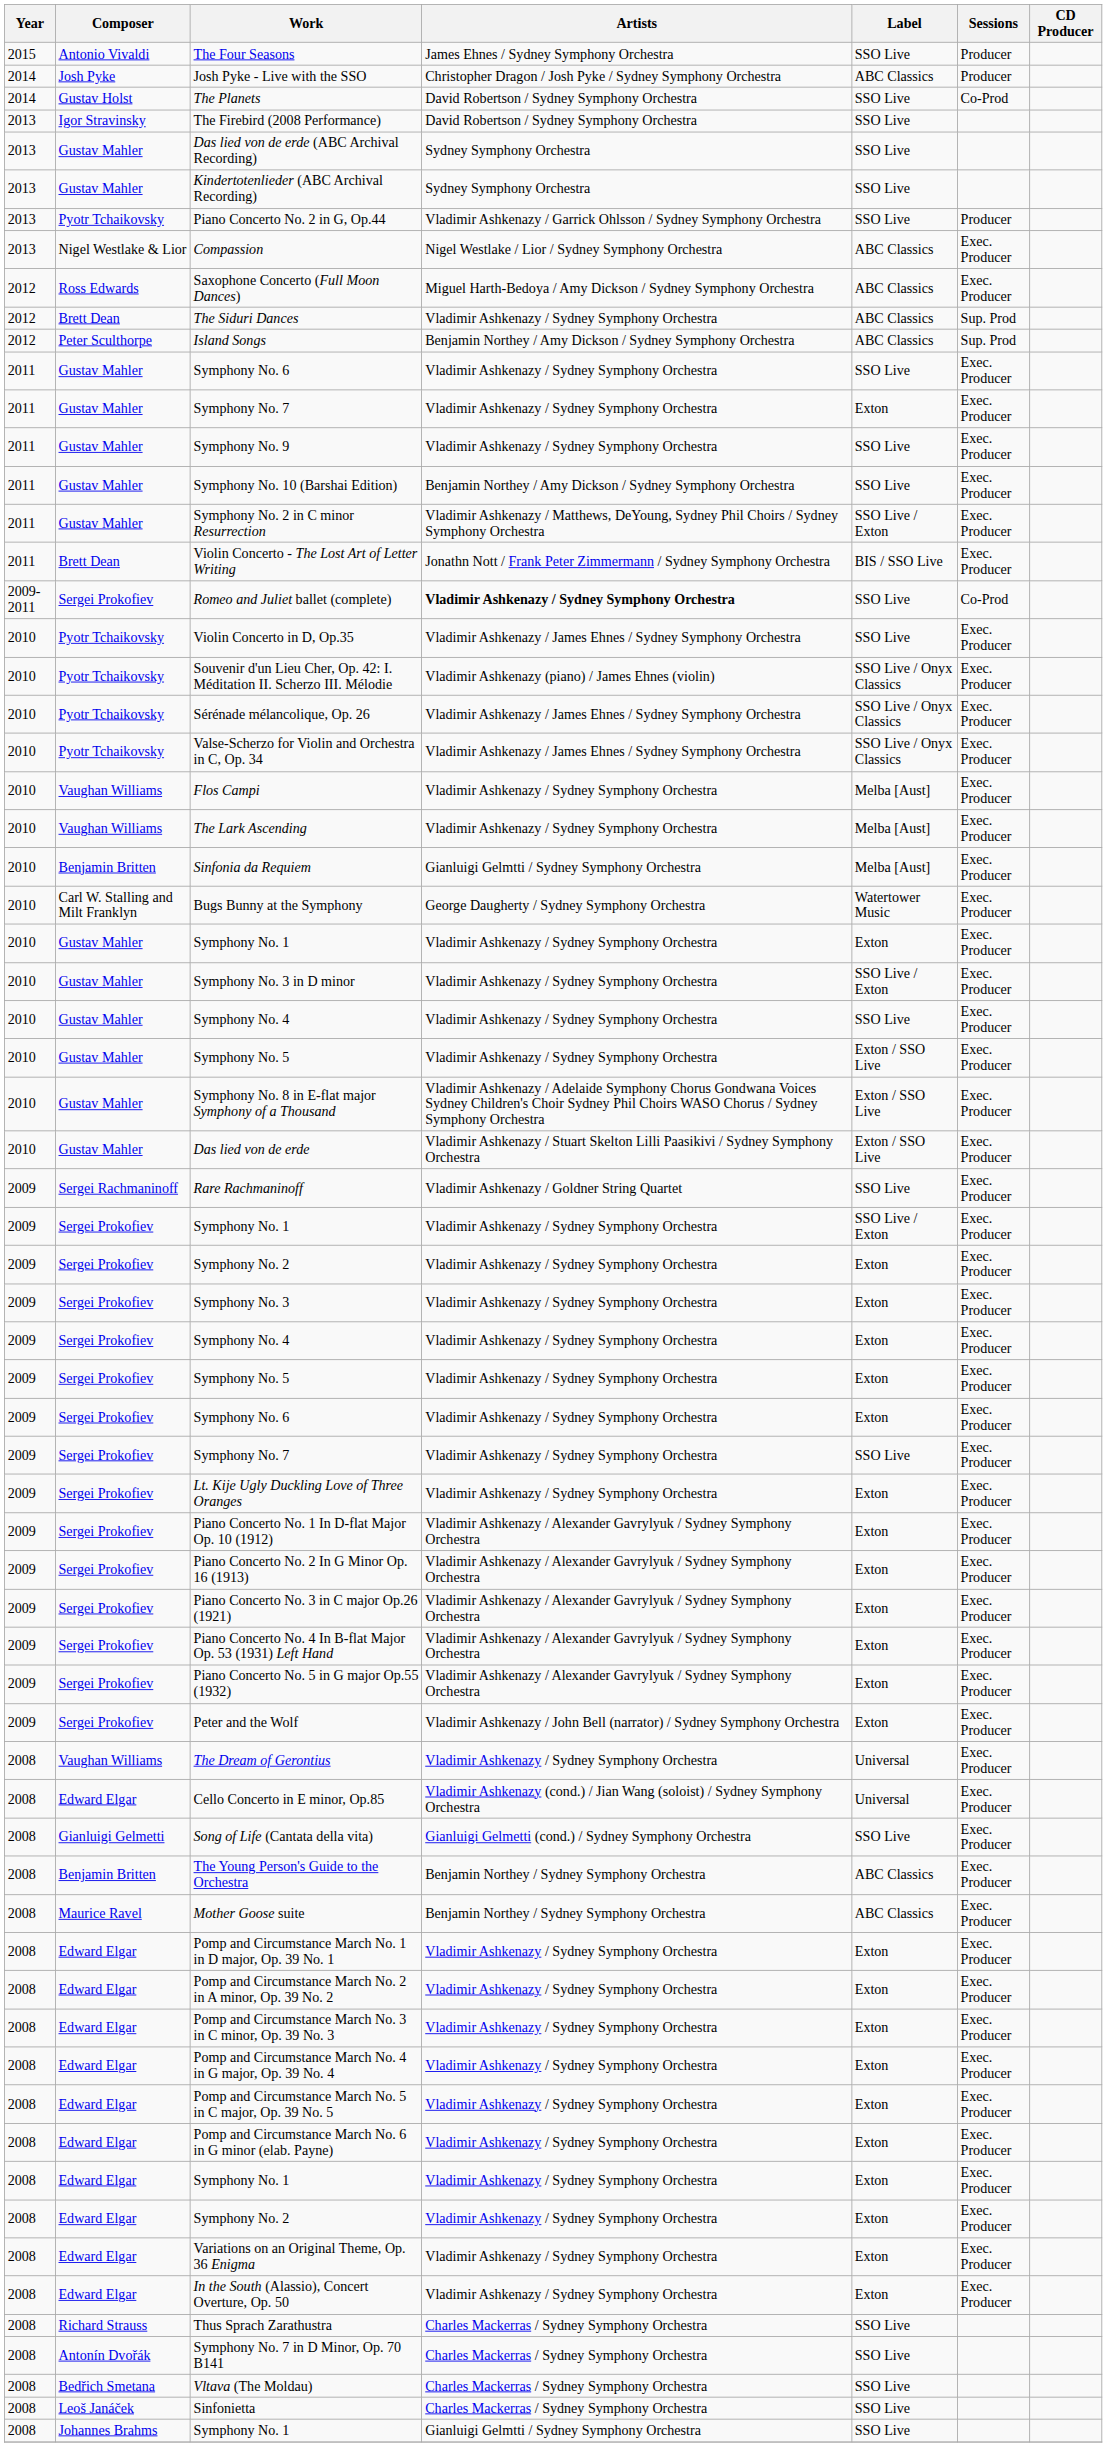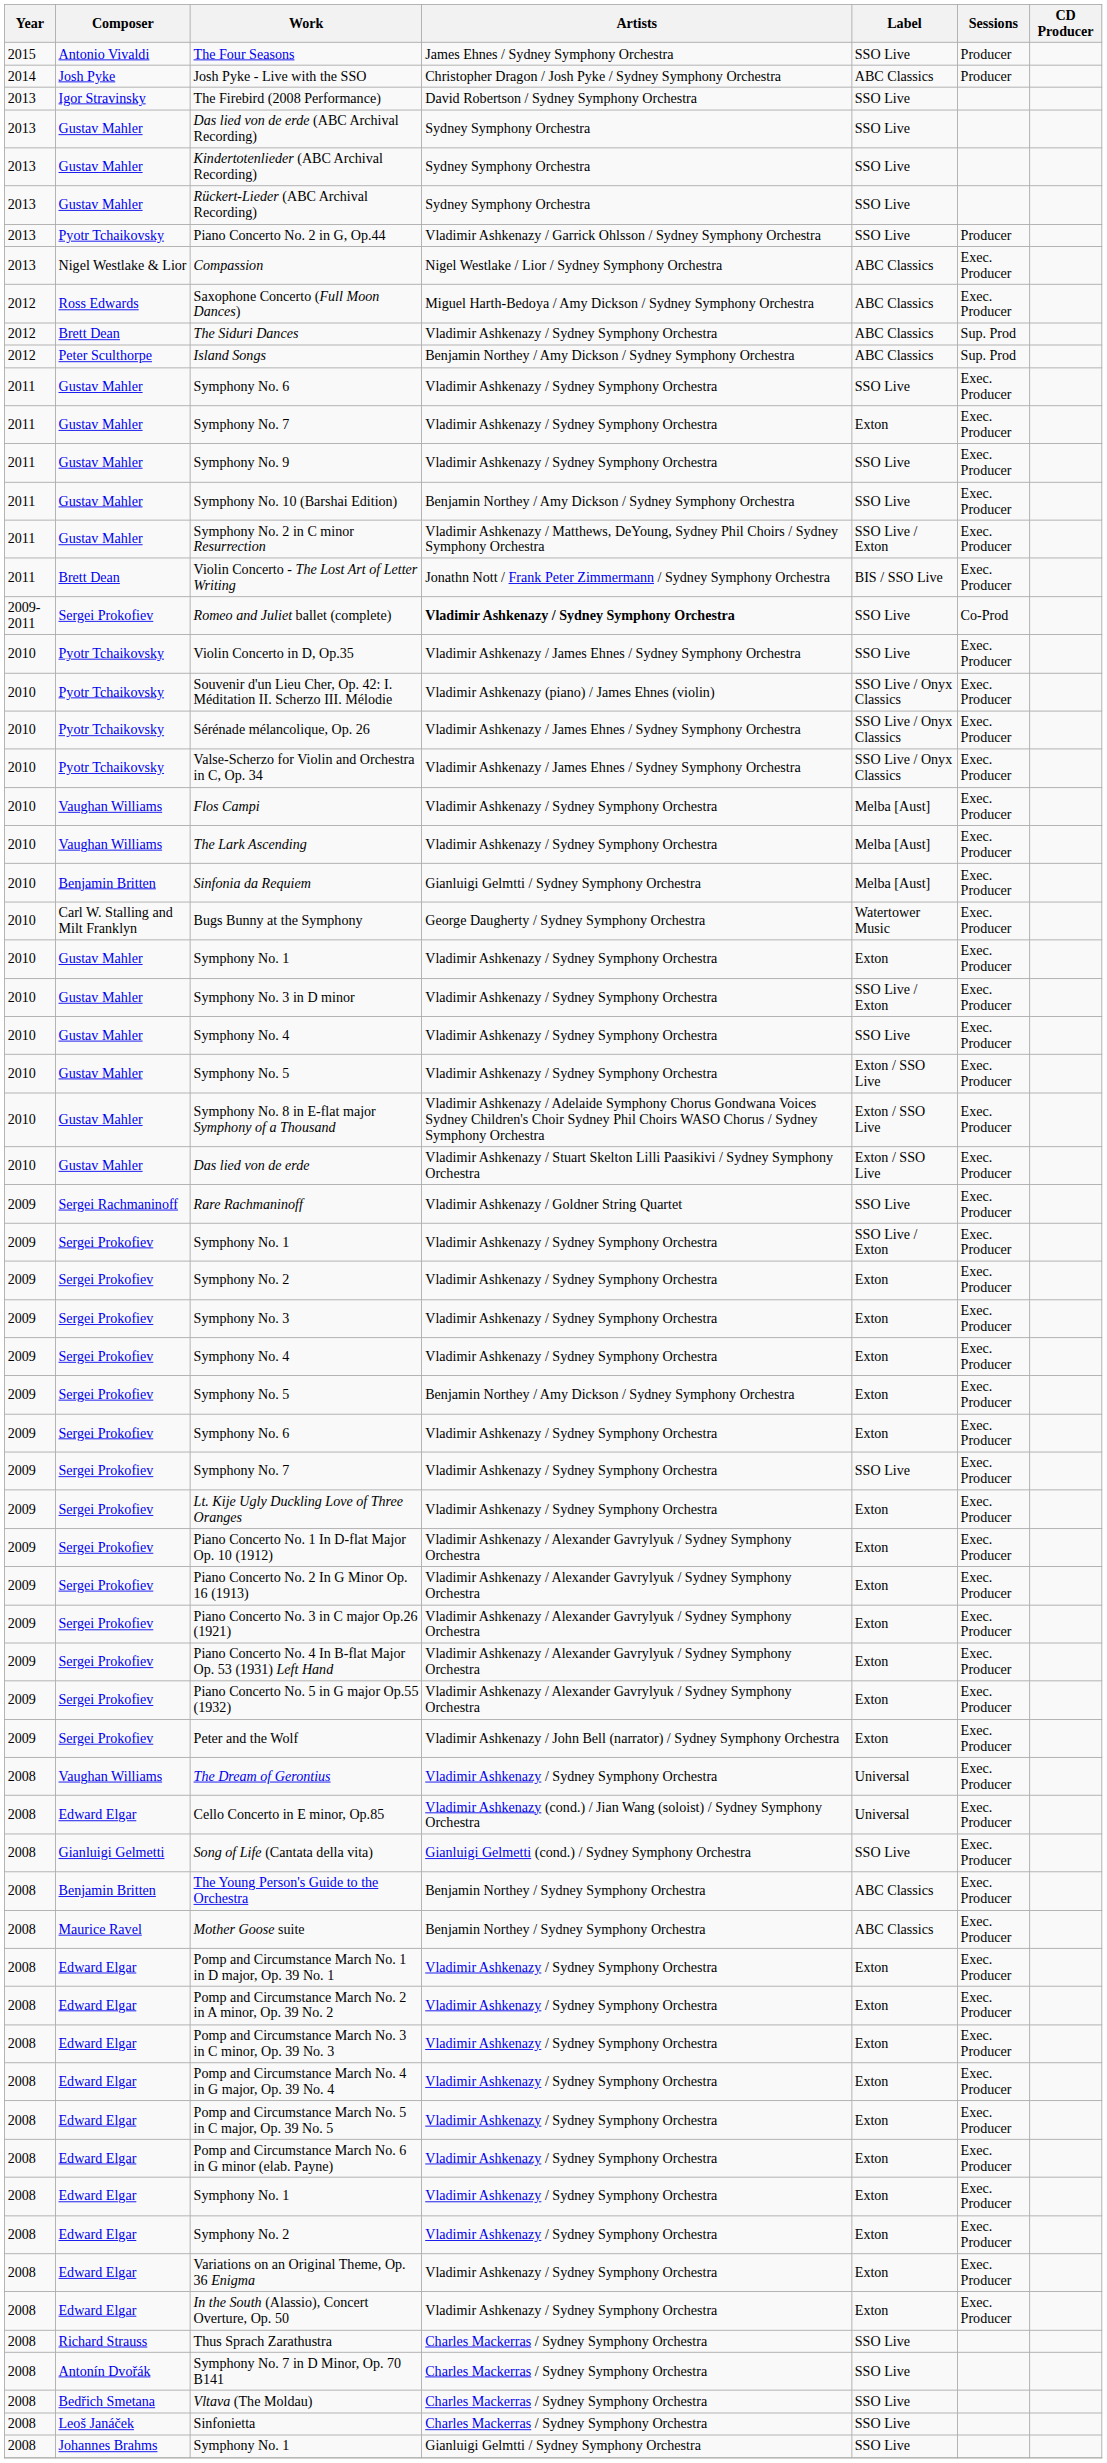- row: (95, 98)
+ row: (101, 205)
(571, 1379) Vladimir Ashkenazy / Sydney Symphony Orchestra -> (610, 1394) Benjamin Northey / Amy Dickson / Sydney Symphony Orchestra
